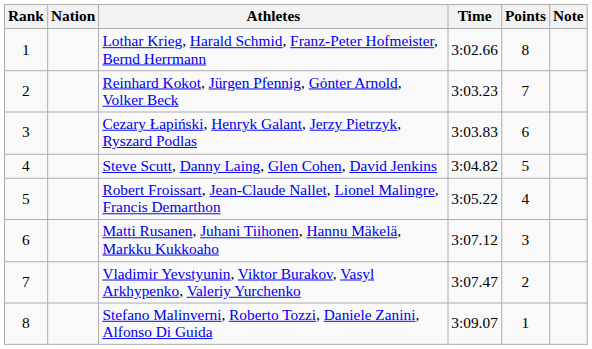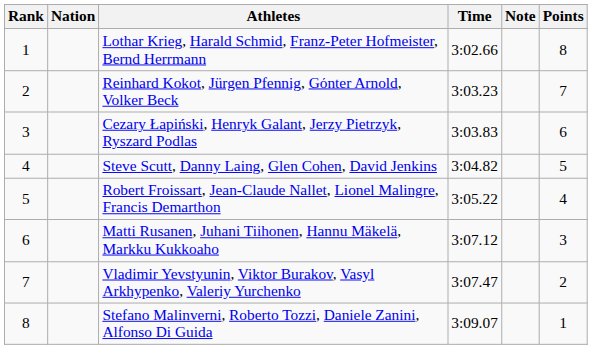columns swapped: (568, 16) <-> (525, 16)
